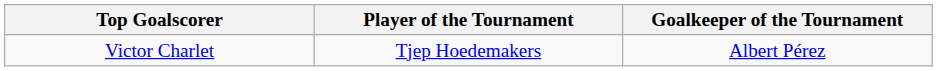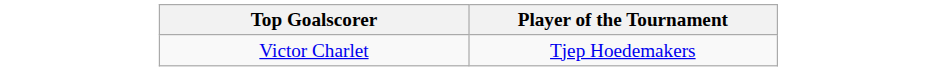- column: (777, 19)
